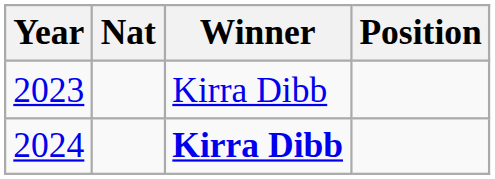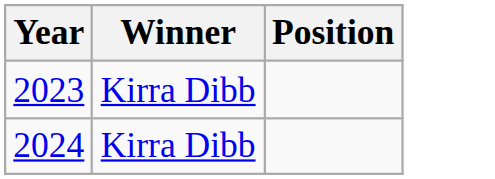- column: (128, 32)
(258, 145) bold -> (178, 145) normal
